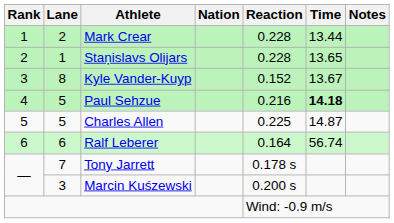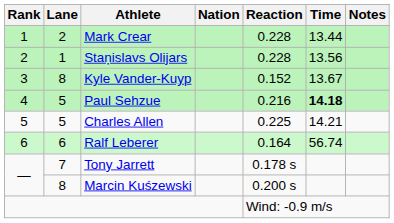(326, 57) 13.65 -> (326, 57) 13.56
(326, 121) 14.87 -> (326, 121) 14.21
(62, 185) 3 -> (62, 185) 8
